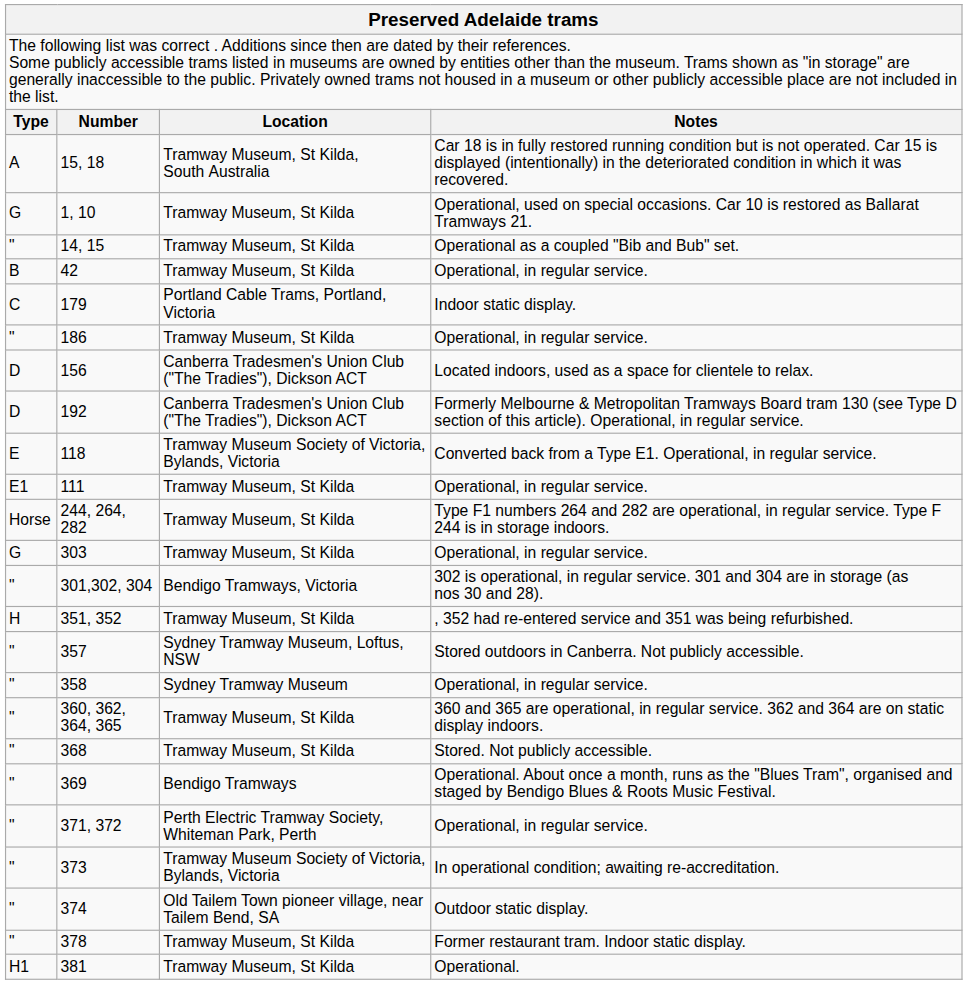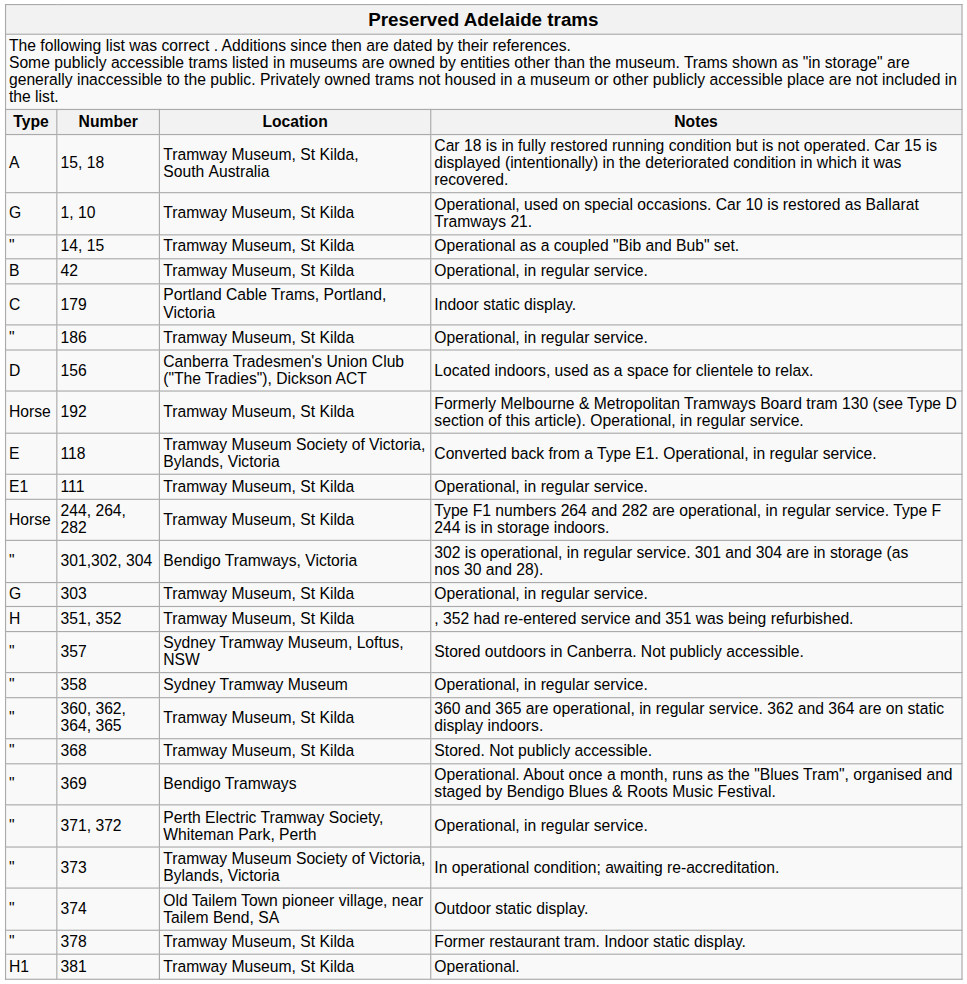(15, 412) D -> (30, 412) Horse
(284, 412) Canberra Tradesmen's Union Club ("The Tradies"), Dickson ACT -> (259, 412) Tramway Museum, St Kilda
rows swapped: (74, 553) <-> (106, 586)
